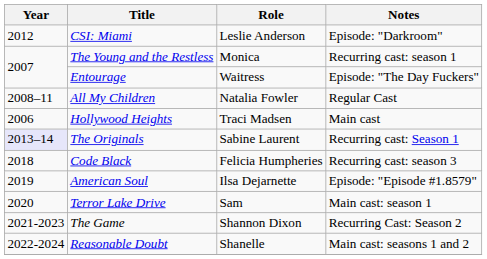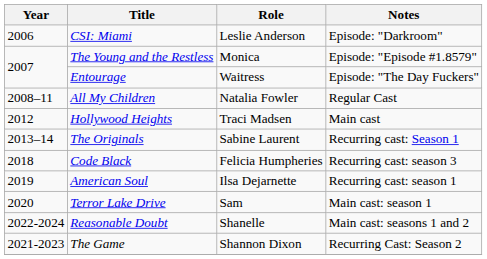(21, 35) 2012 -> (21, 35) 2006
(393, 56) Recurring cast: season 1 -> (403, 56) Episode: "Episode #1.8579"
(21, 118) 2006 -> (21, 118) 2012
(30, 139) lavender background -> (30, 139) no background
(403, 181) Episode: "Episode #1.8579" -> (393, 181) Recurring cast: season 1
rows swapped: (119, 243) <-> (97, 222)
